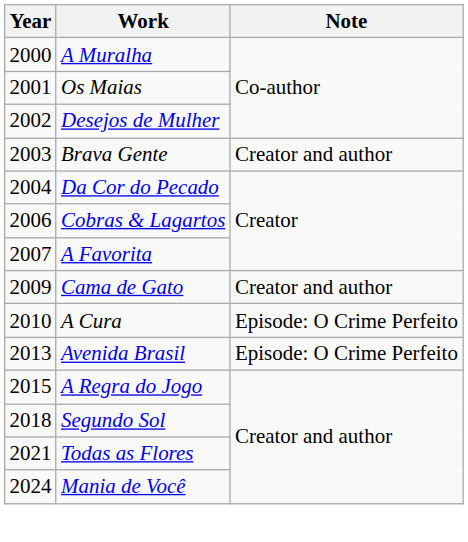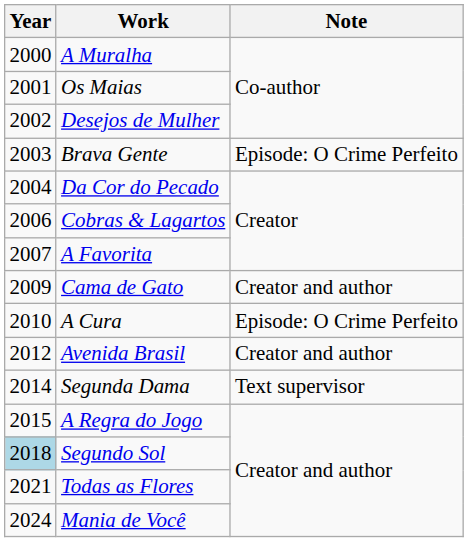(314, 154) Creator and author -> (346, 154) Episode: O Crime Perfeito
(30, 353) 2013 -> (30, 353) 2012
(346, 353) Episode: O Crime Perfeito -> (314, 353) Creator and author
+ row: (125, 386)
(30, 420) no background -> (30, 453) lightblue background
